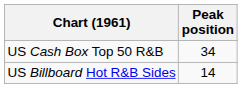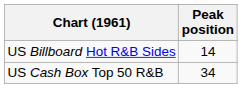rows swapped: (92, 72) <-> (85, 51)
